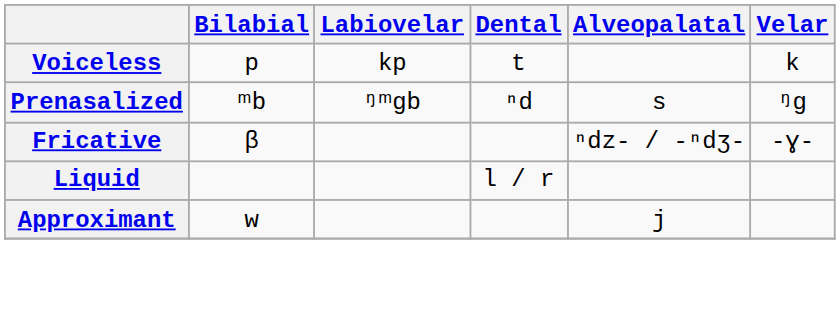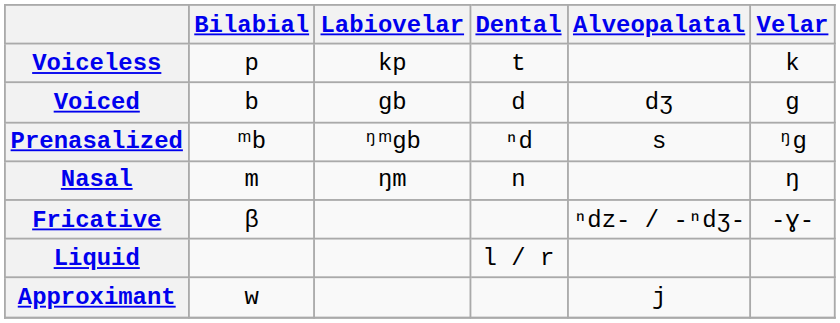+ row: (97, 102)
+ row: (97, 180)
